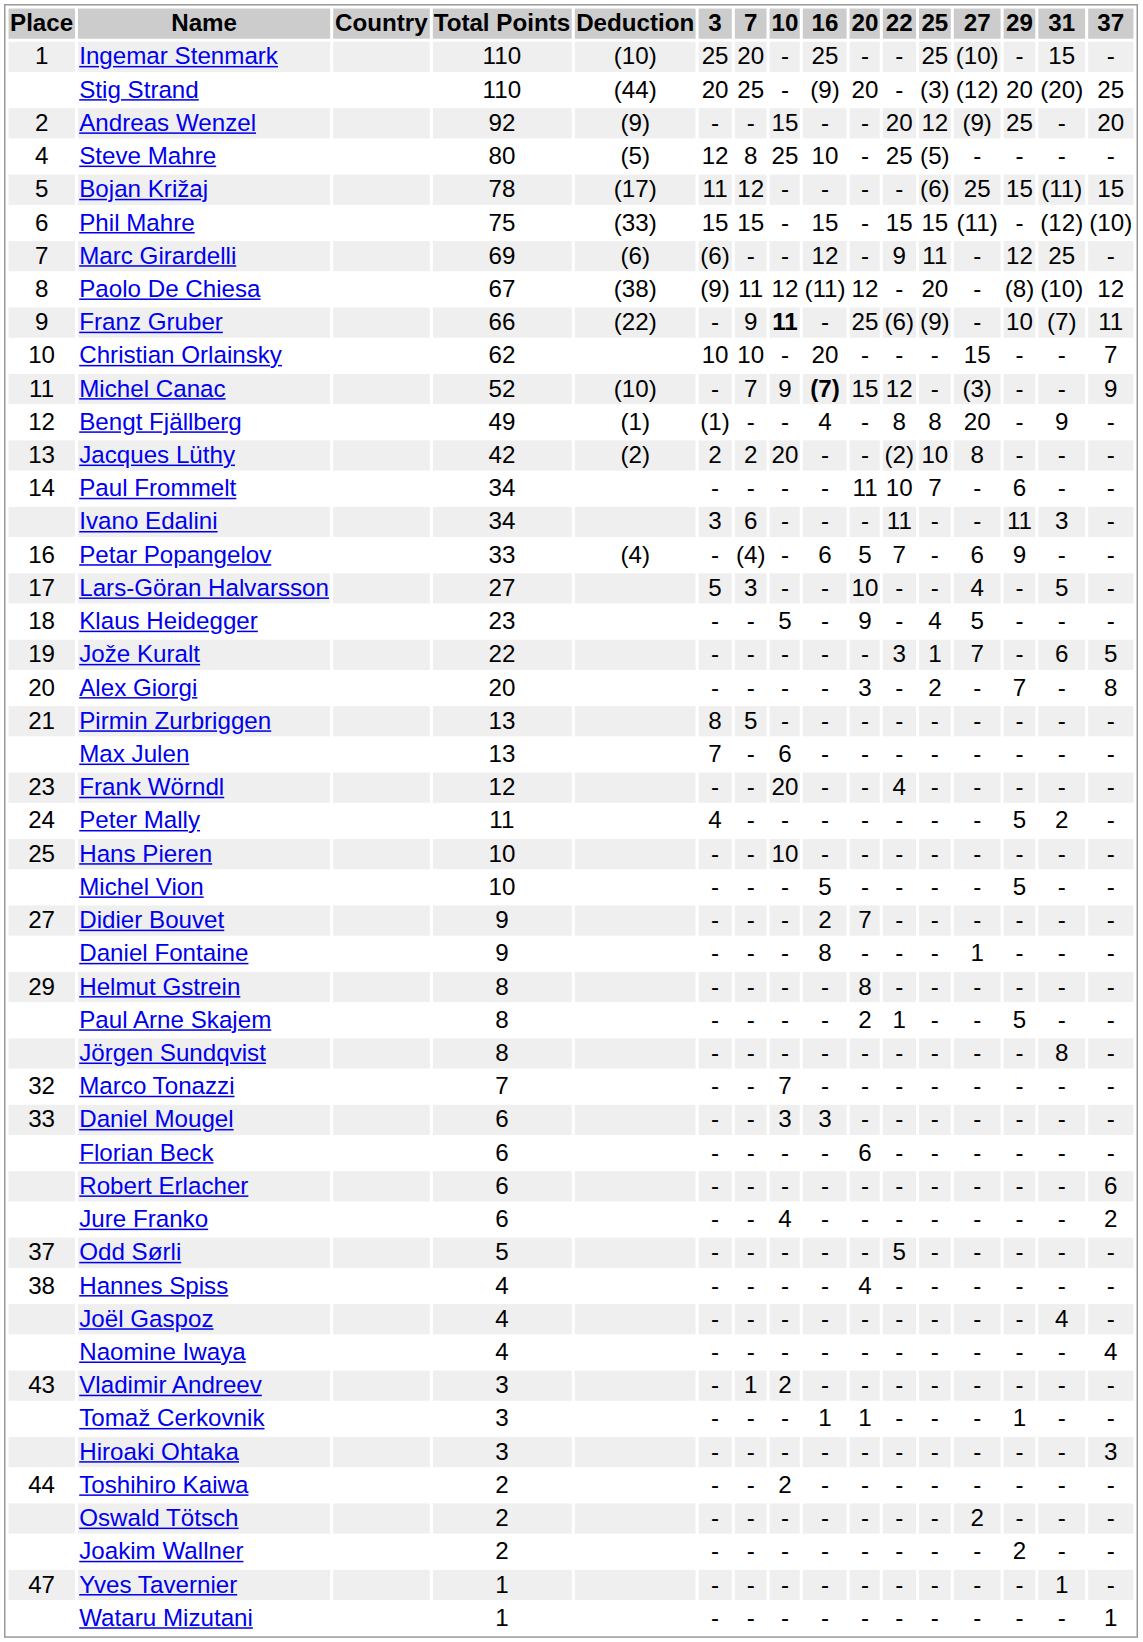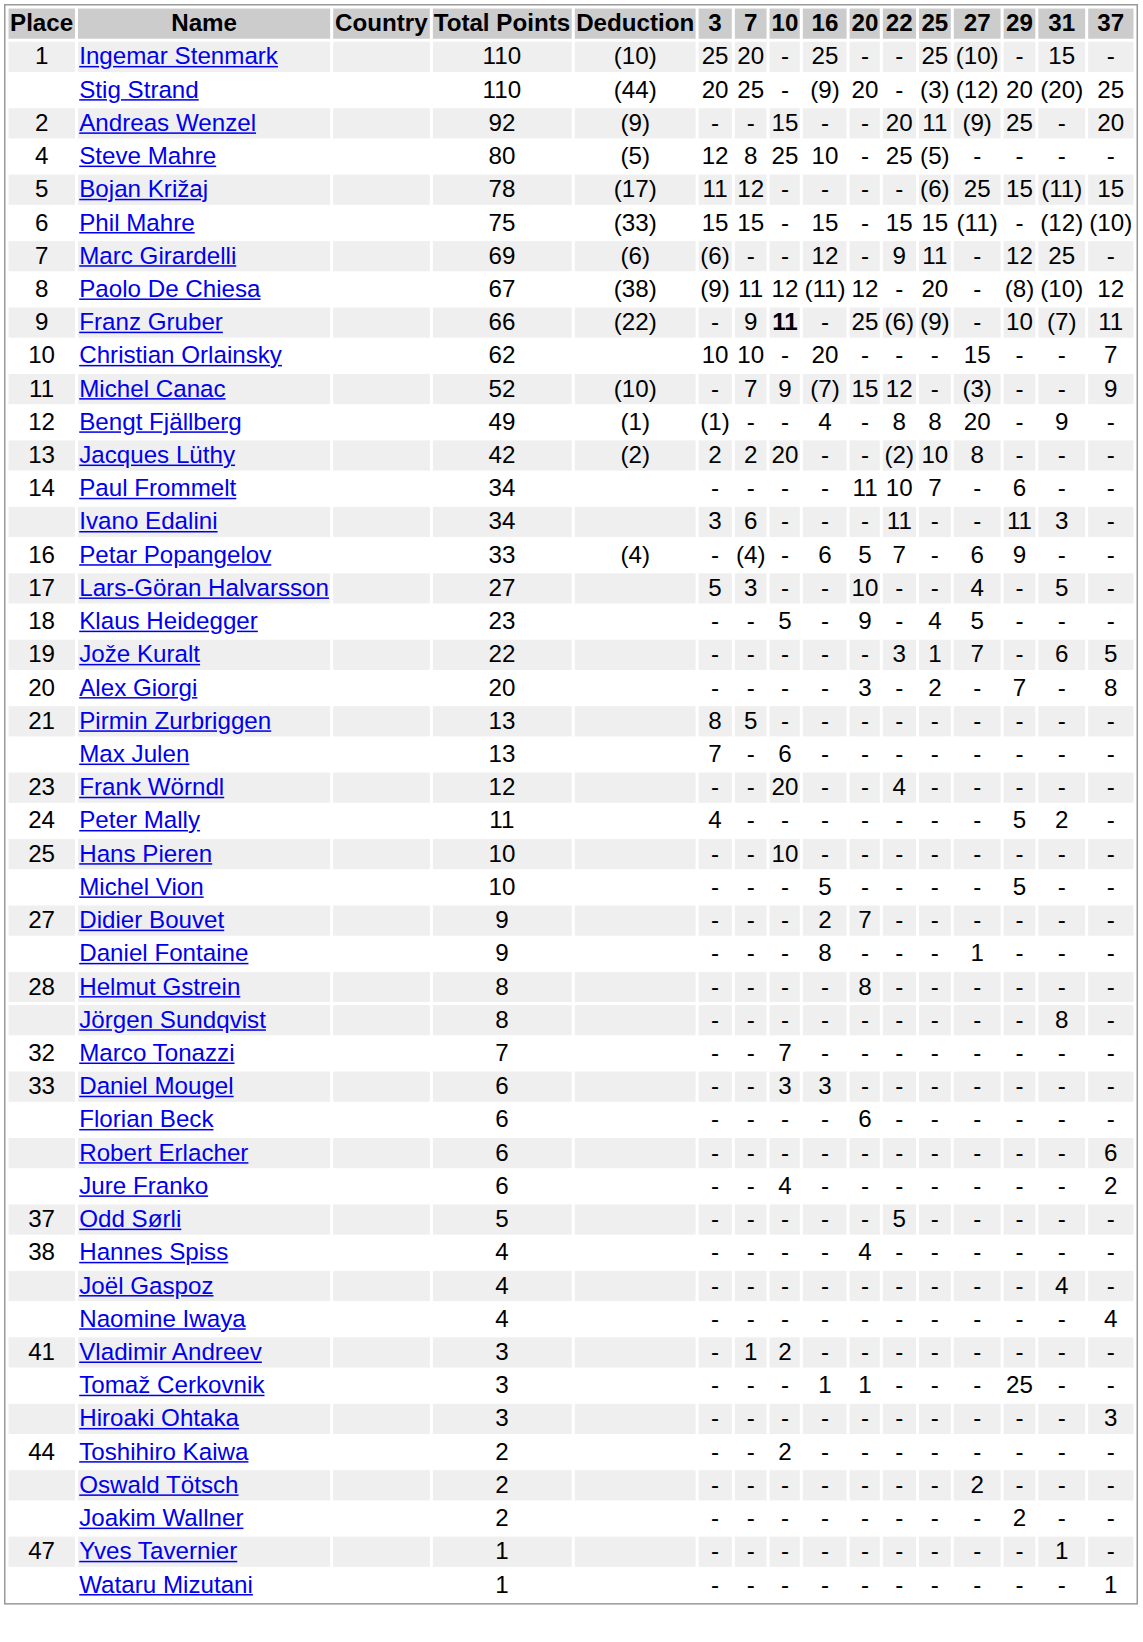(935, 123) 12 -> (935, 123) 11
(825, 388) bold -> (825, 388) normal
(42, 986) 29 -> (42, 986) 28
- row: (175, 1019)
(42, 1385) 43 -> (42, 1352) 41
(1019, 1418) 1 -> (1019, 1385) 25
